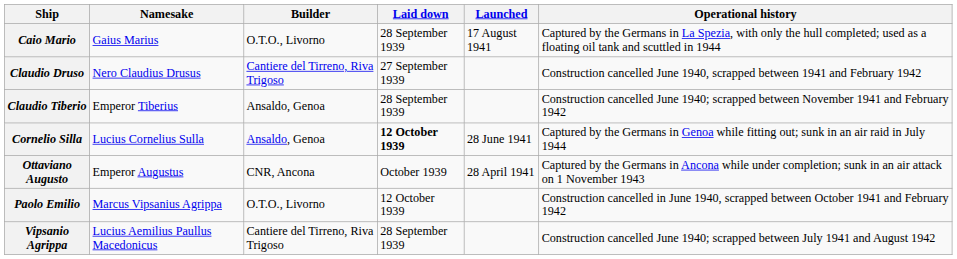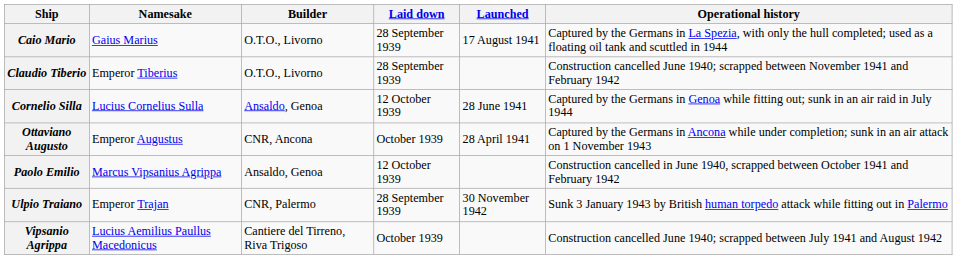- row: (47, 73)
(286, 106) Ansaldo, Genoa -> (283, 73) O.T.O., Livorno
(409, 139) bold -> (404, 106) normal
(286, 205) O.T.O., Livorno -> (283, 172) Ansaldo, Genoa
+ row: (47, 205)
(414, 238) 28 September 1939 -> (410, 238) October 1939
